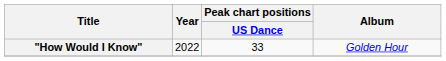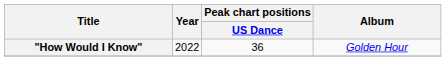(257, 47) 33 -> (257, 47) 36
